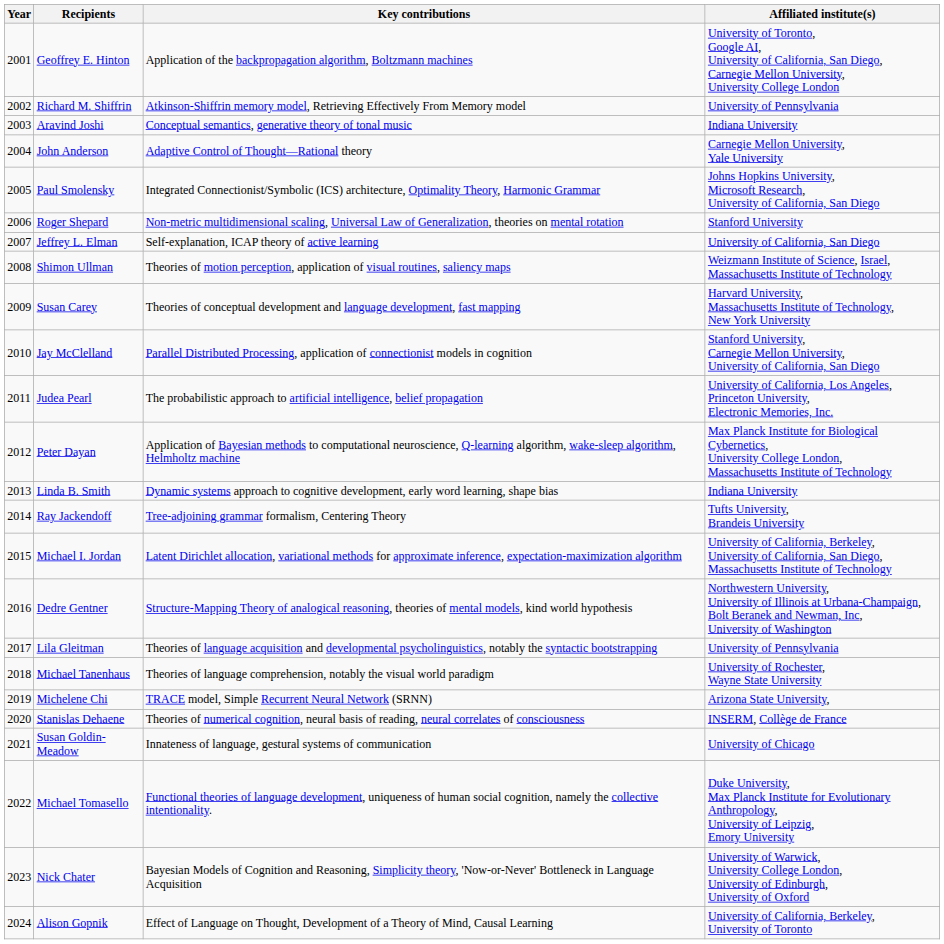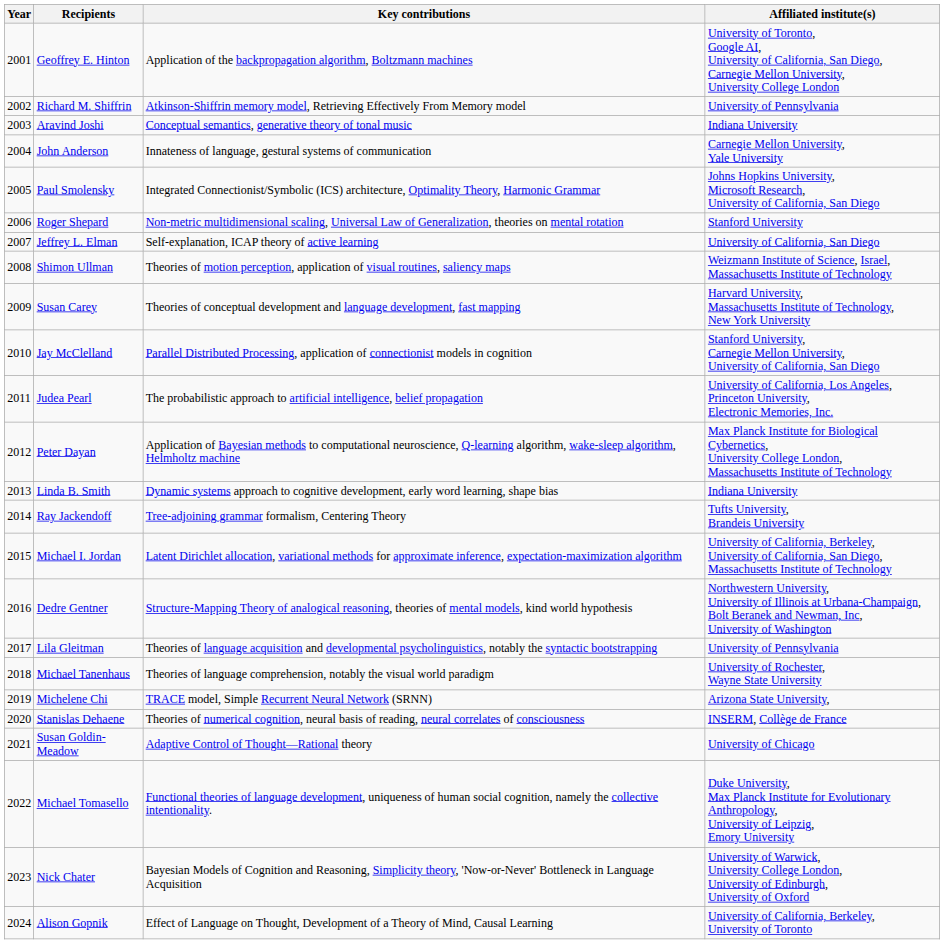(259, 150) Adaptive Control of Thought—Rational theory -> (288, 150) Innateness of language, gestural systems of communication
(288, 744) Innateness of language, gestural systems of communication -> (259, 744) Adaptive Control of Thought—Rational theory
